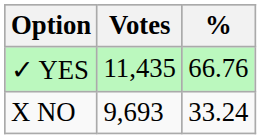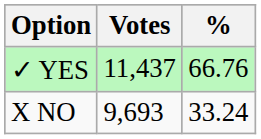(140, 68) 11,435 -> (140, 68) 11,437
